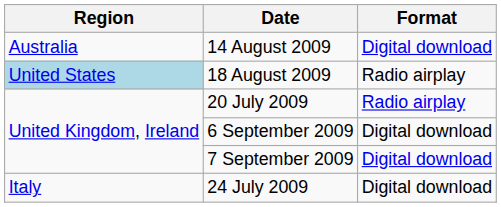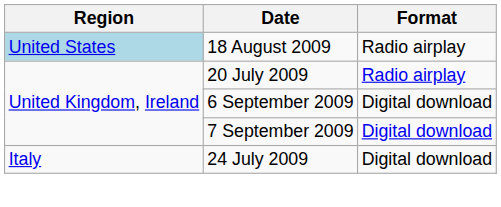- row: (269, 46)
